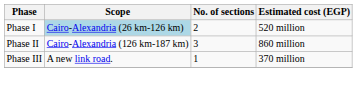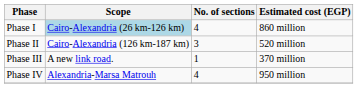(196, 28) 2 -> (196, 28) 4
(282, 28) 520 million -> (282, 28) 860 million
(282, 43) 860 million -> (282, 43) 520 million
+ row: (25, 75)
